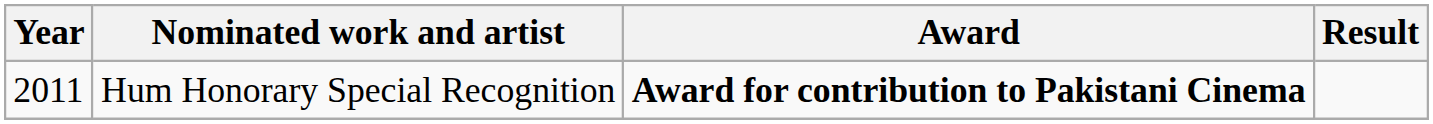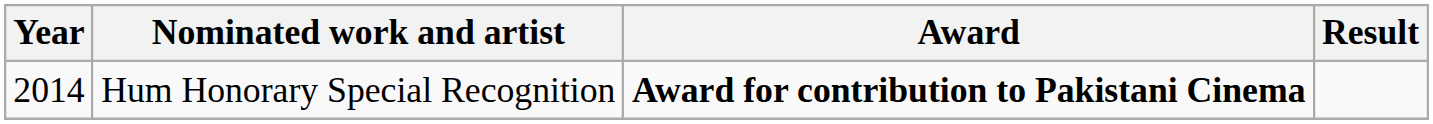(48, 89) 2011 -> (49, 89) 2014
